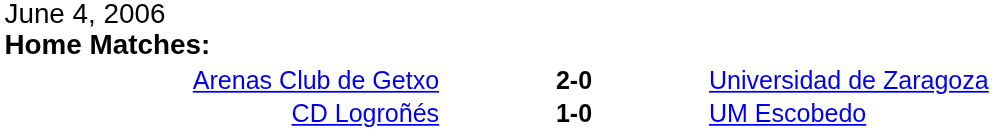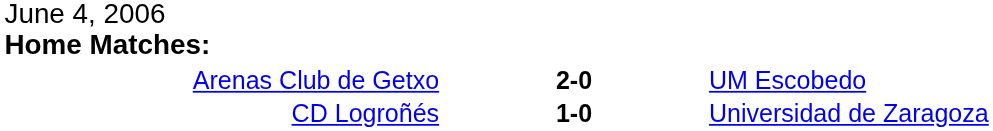(849, 80) Universidad de Zaragoza -> (788, 80) UM Escobedo
(788, 114) UM Escobedo -> (849, 114) Universidad de Zaragoza
